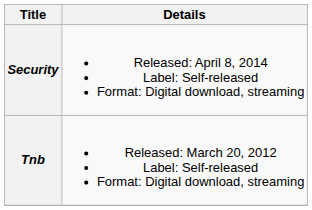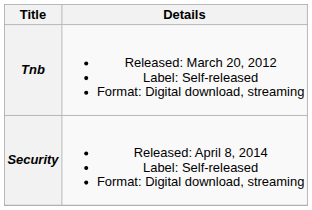rows swapped: (33, 160) <-> (33, 70)
